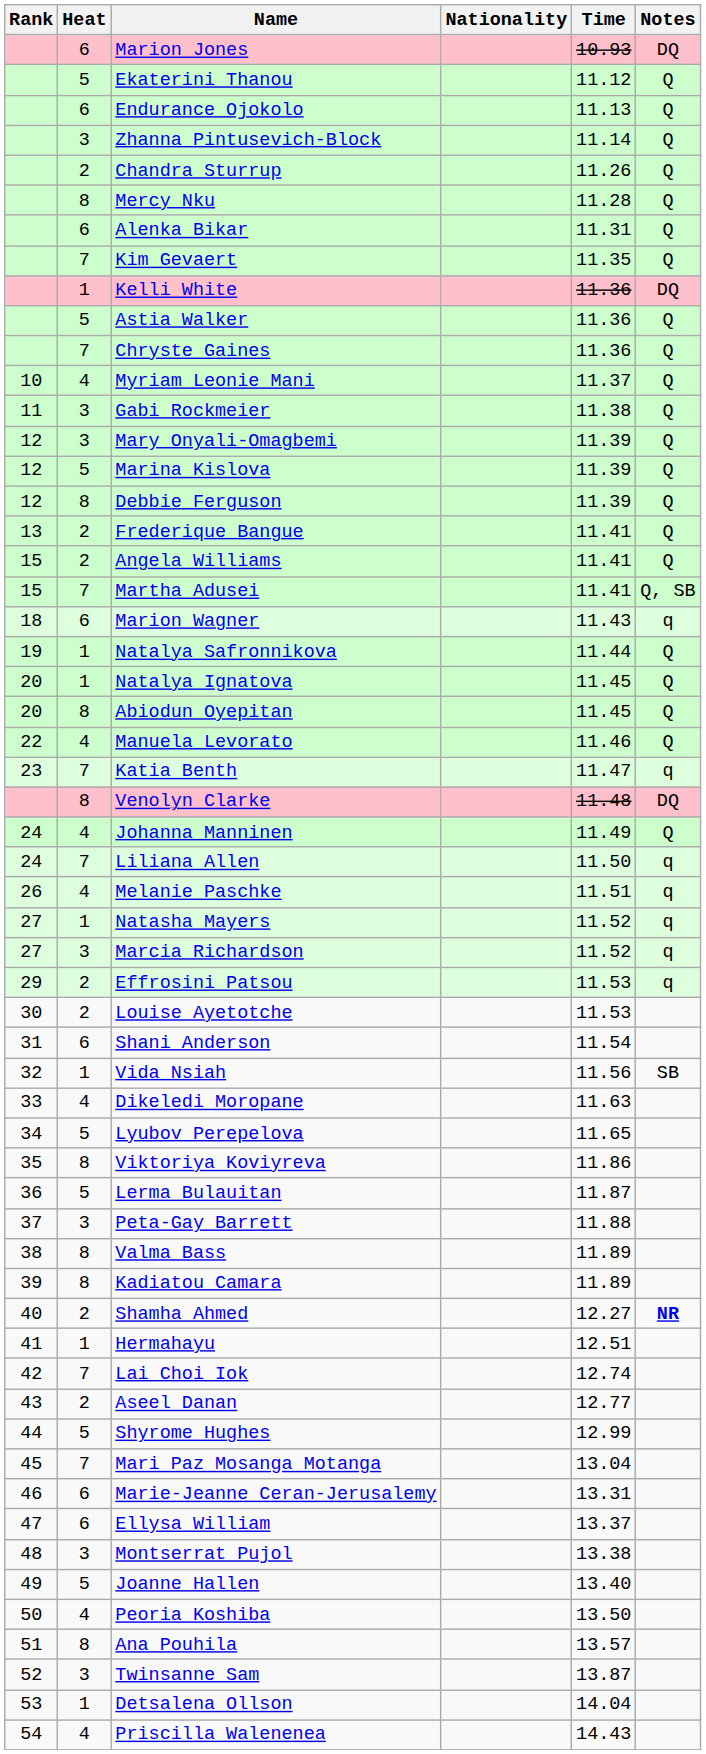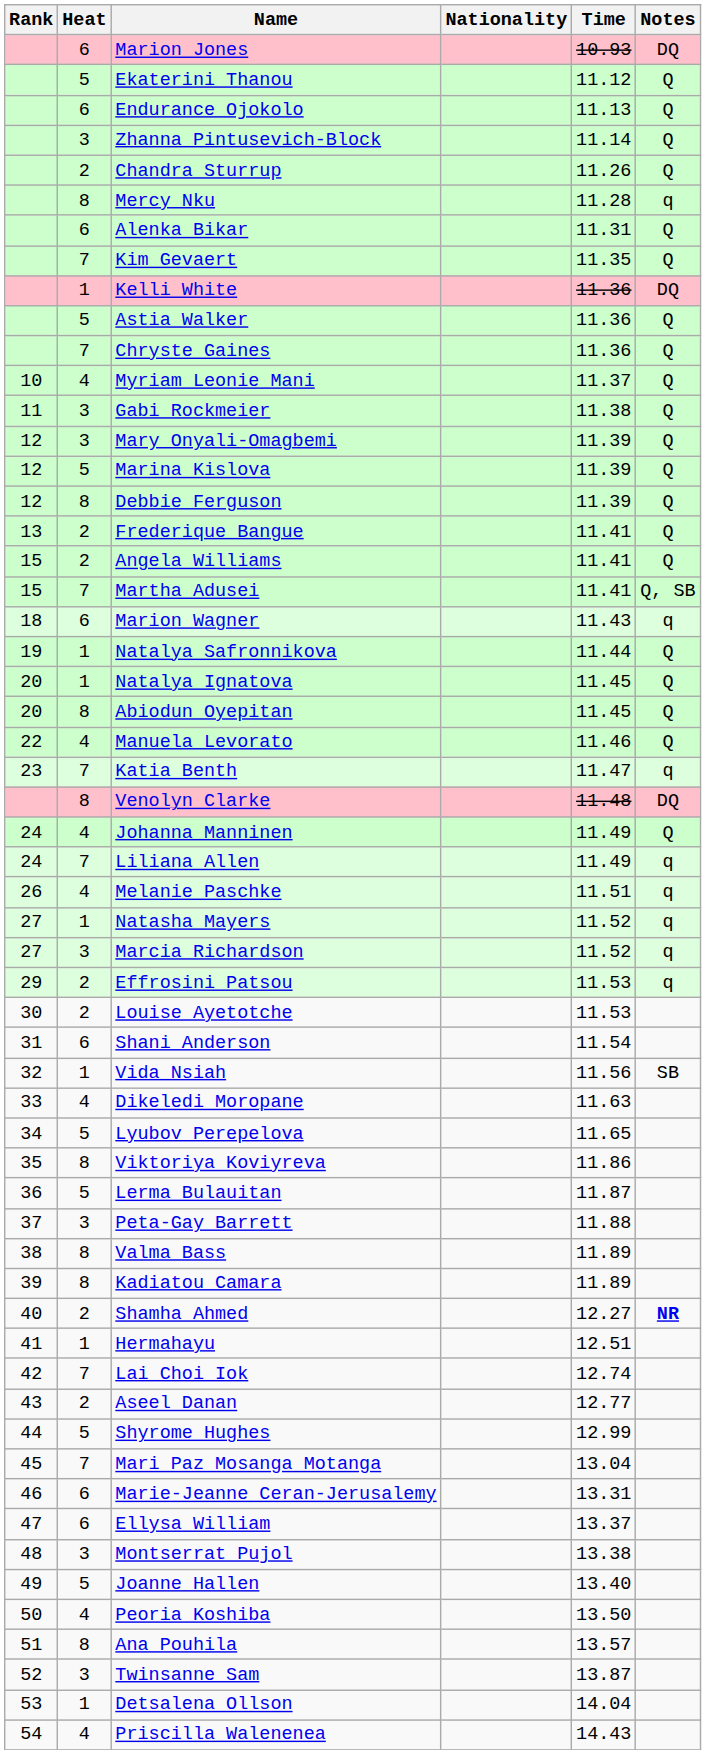(668, 200) Q -> (668, 200) q
(604, 862) 11.50 -> (604, 862) 11.49
